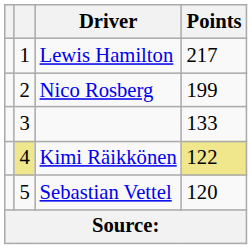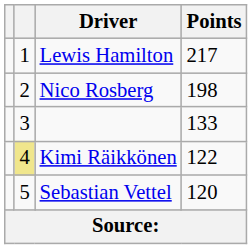(202, 89) 199 -> (202, 89) 198
(202, 157) khaki background -> (202, 157) no background
